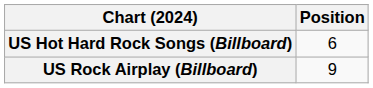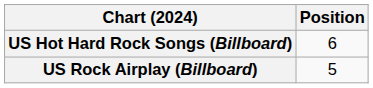(332, 69) 9 -> (332, 69) 5
